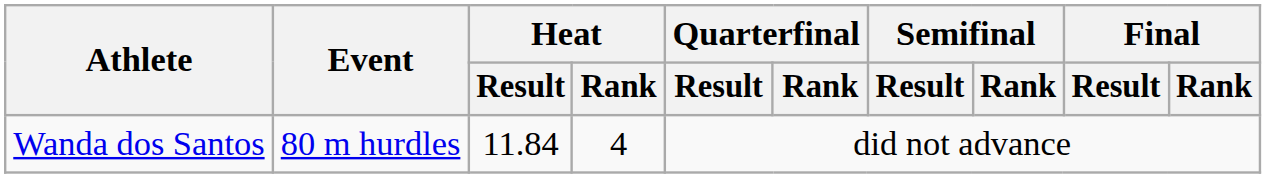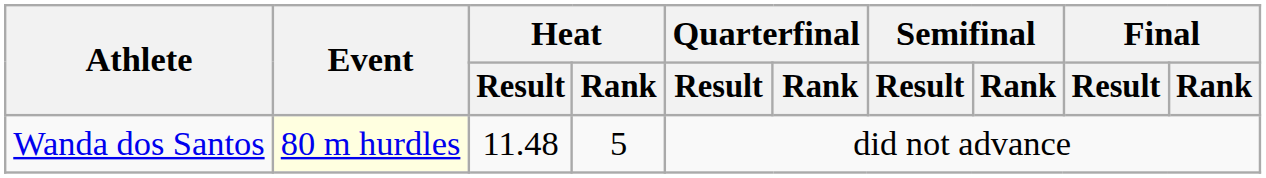(371, 143) no background -> (371, 143) lightyellow background
(521, 143) 11.84 -> (521, 143) 11.48
(619, 143) 4 -> (619, 143) 5
